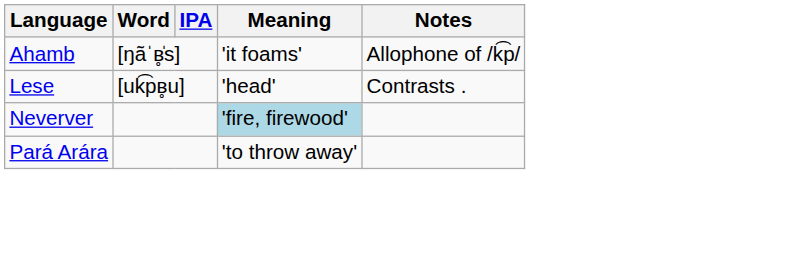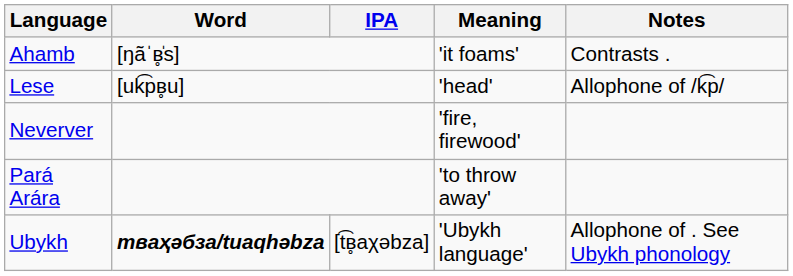(443, 53) Allophone of /k͡p/ -> (620, 53) Contrasts .
(416, 86) Contrasts . -> (647, 86) Allophone of /k͡p/
(285, 119) lightblue background -> (480, 130) no background
+ row: (39, 242)
